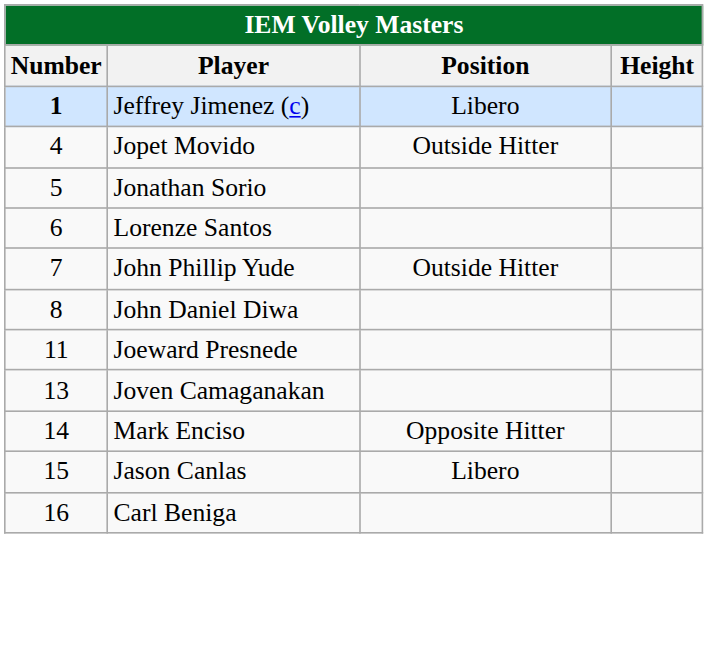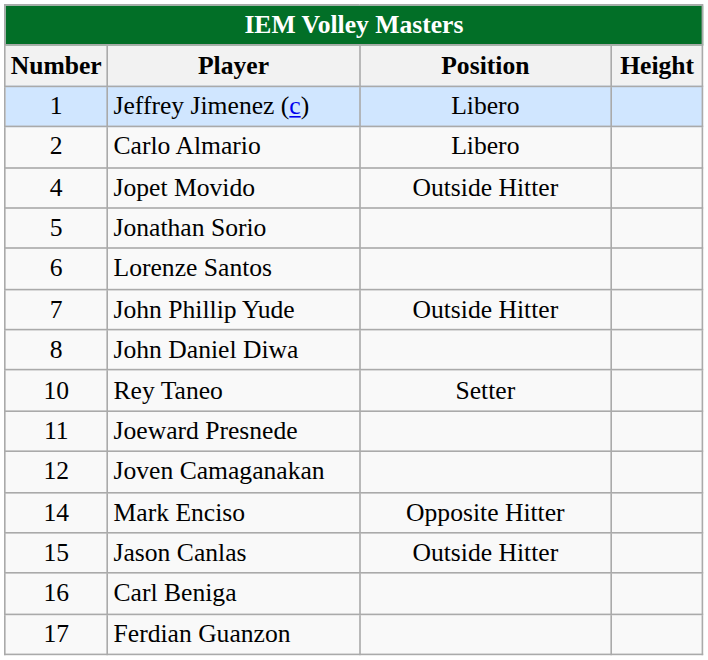(56, 106) bold -> (56, 106) normal
+ row: (187, 146)
+ row: (168, 390)
(56, 390) 13 -> (56, 471) 12
(485, 471) Libero -> (485, 552) Outside Hitter
+ row: (202, 633)
